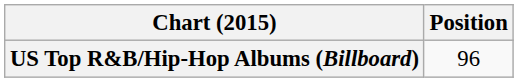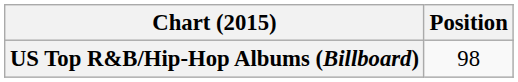(469, 58) 96 -> (469, 58) 98
